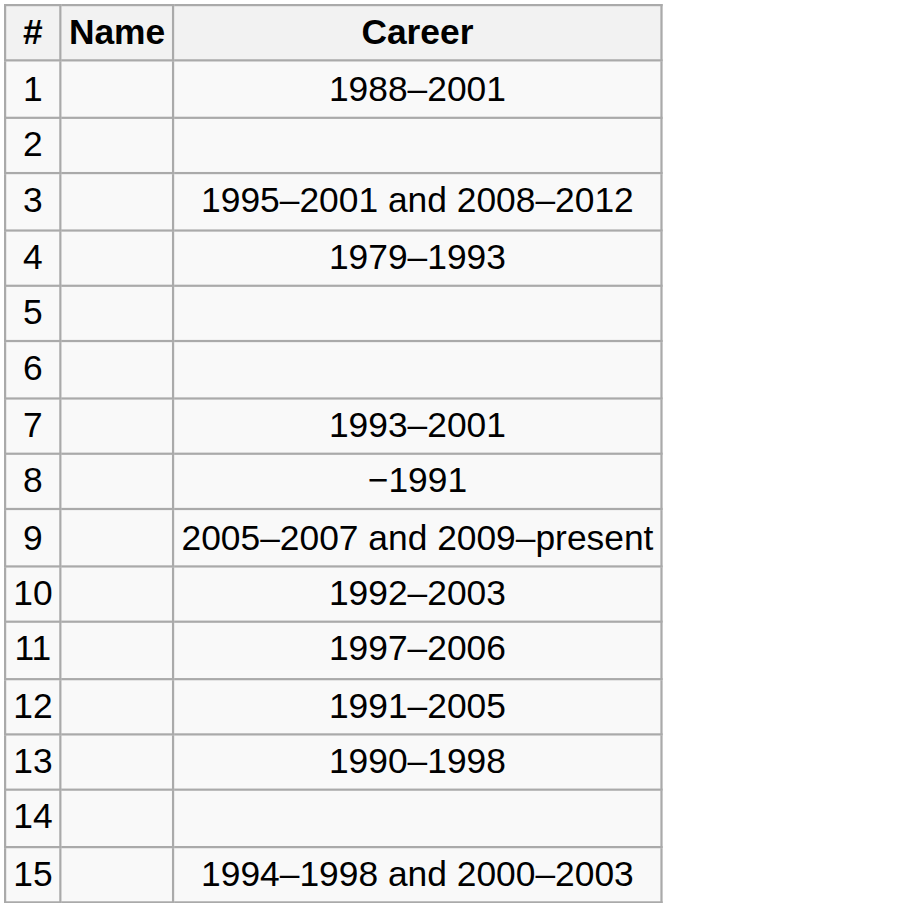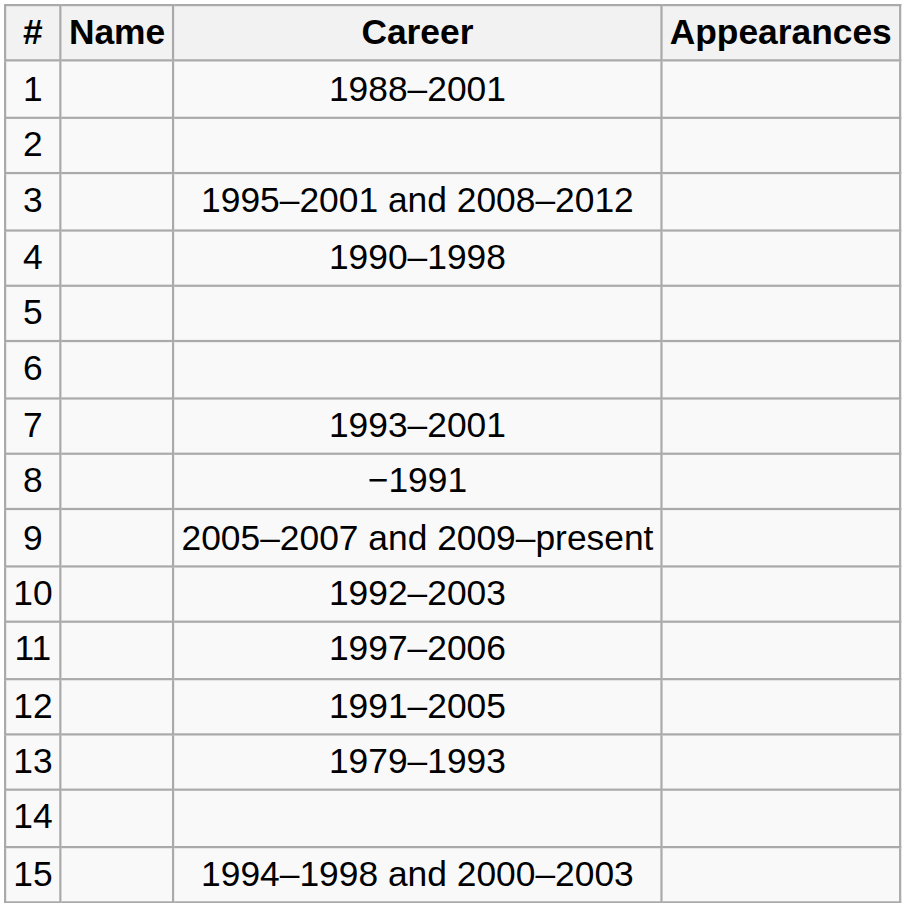+ column: (781, 32)
(417, 256) 1979–1993 -> (417, 256) 1990–1998
(417, 761) 1990–1998 -> (417, 761) 1979–1993
